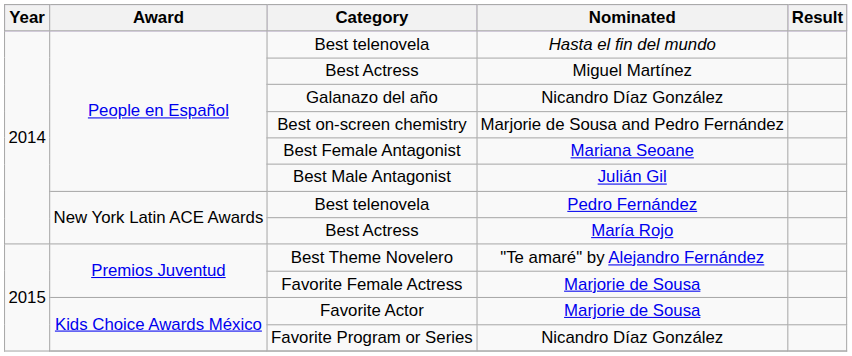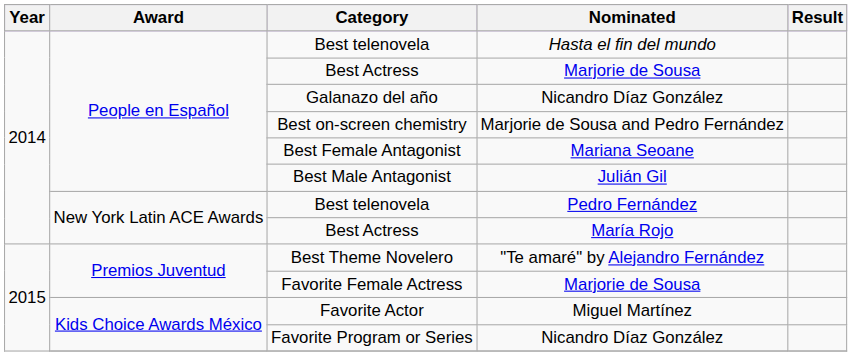(632, 71) Miguel Martínez -> (632, 71) Marjorie de Sousa
(632, 310) Marjorie de Sousa -> (632, 310) Miguel Martínez
